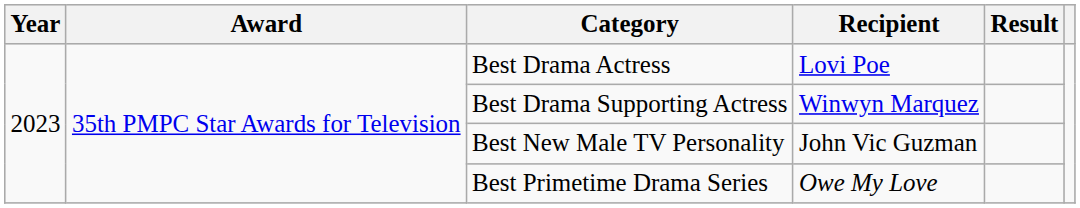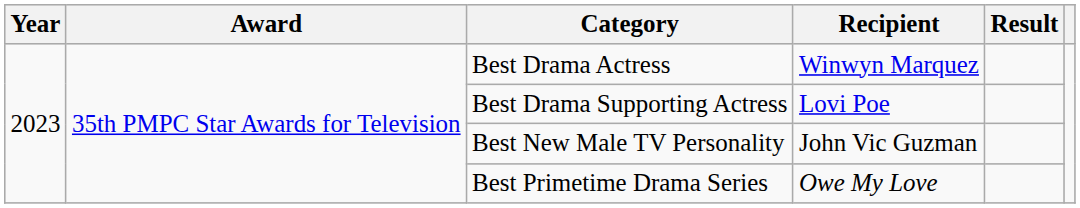(844, 63) Lovi Poe -> (889, 63) Winwyn Marquez
(889, 103) Winwyn Marquez -> (844, 103) Lovi Poe
